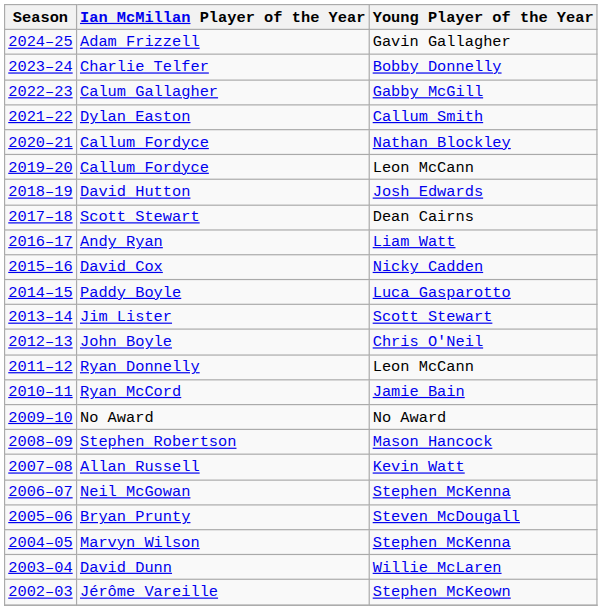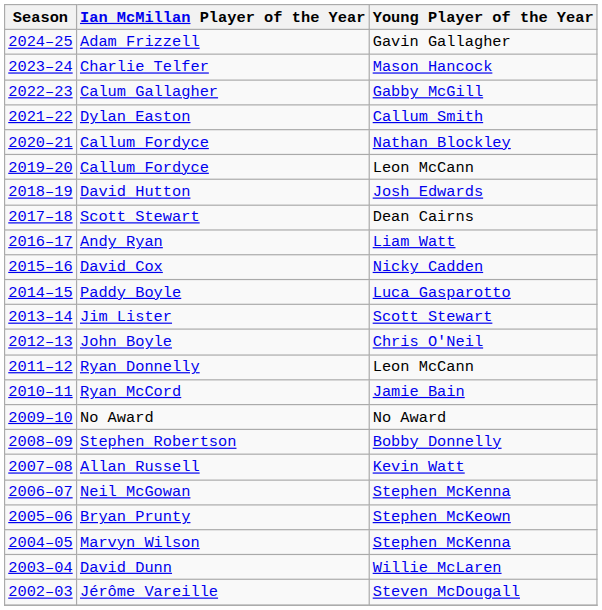(437, 67) Bobby Donnelly -> (433, 67) Mason Hancock
(433, 442) Mason Hancock -> (437, 442) Bobby Donnelly
(446, 517) Steven McDougall -> (442, 517) Stephen McKeown
(442, 592) Stephen McKeown -> (446, 592) Steven McDougall
